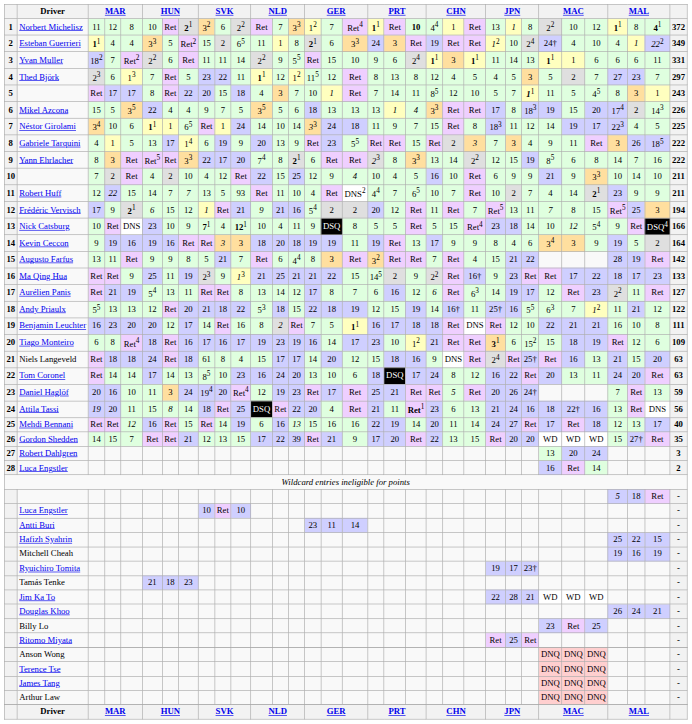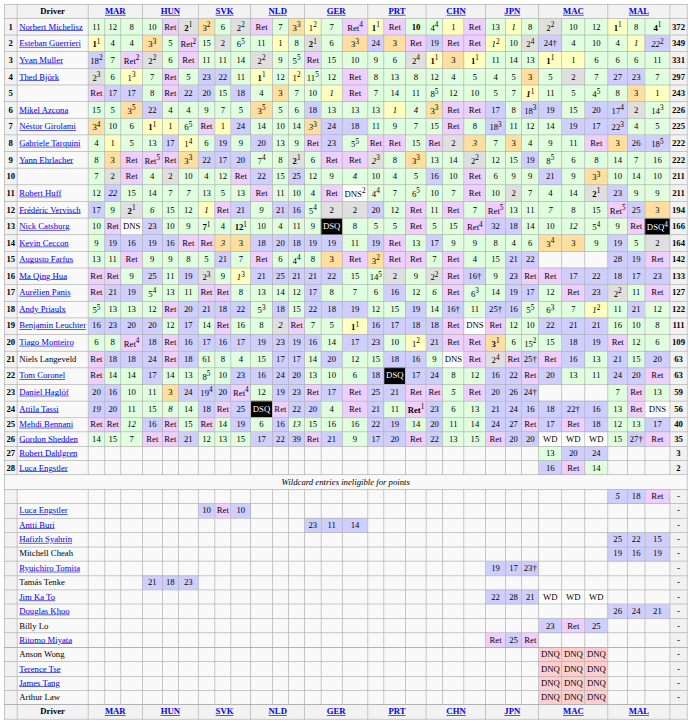(241, 192) 93 -> (241, 192) 13
(496, 226) 23 -> (496, 226) 32
